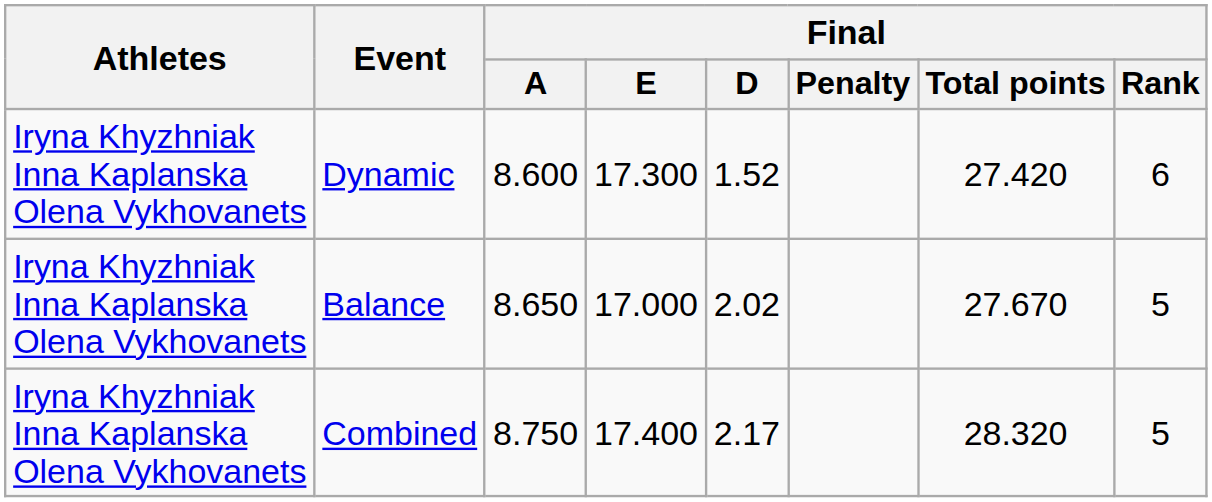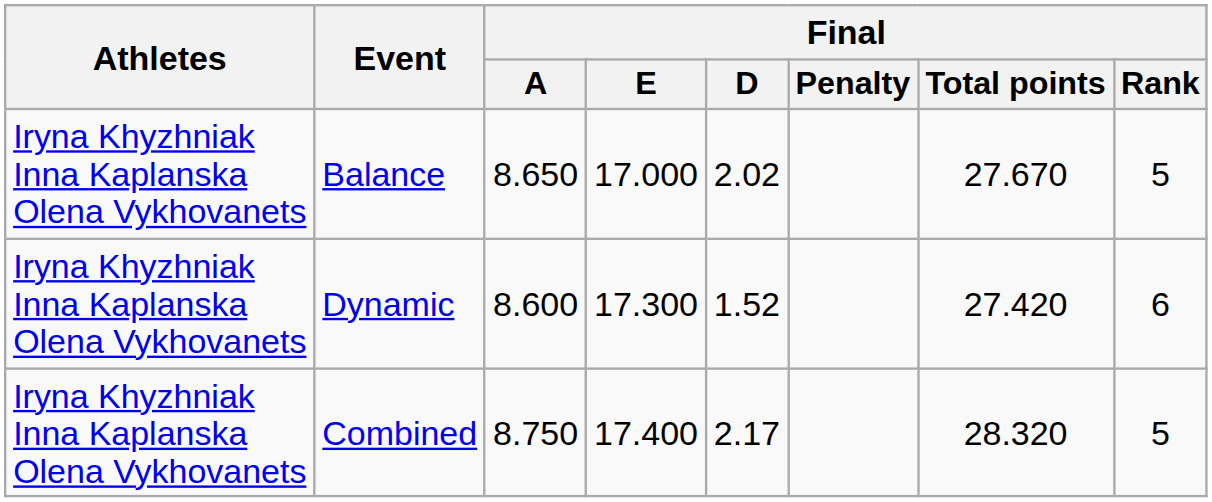rows swapped: (384, 304) <-> (388, 175)
